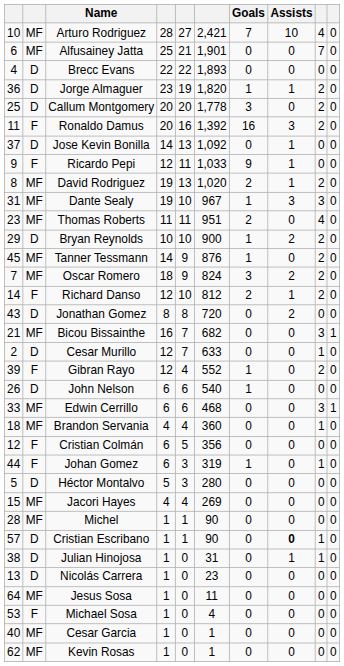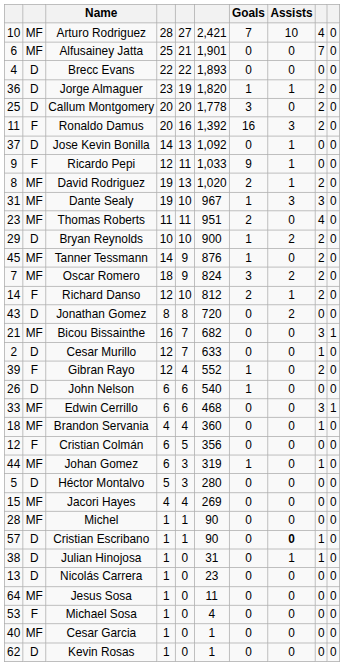(34, 464) F -> (34, 464) MF
(34, 652) MF -> (34, 652) D
